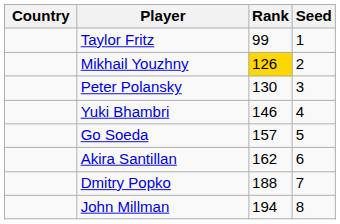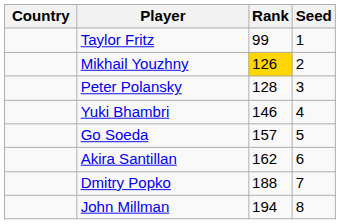(265, 87) 130 -> (265, 87) 128
